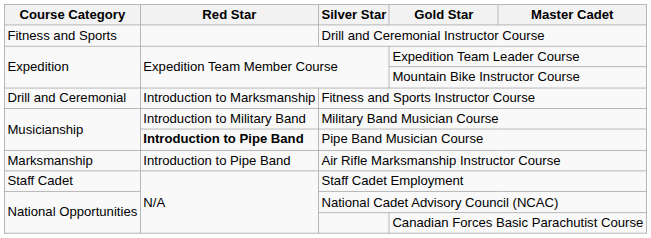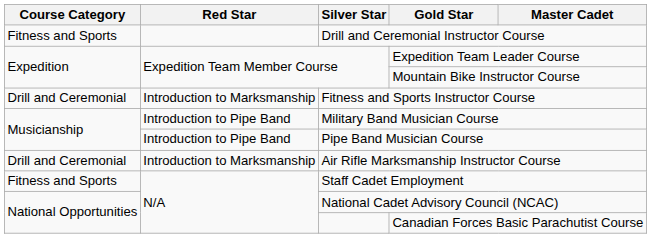(225, 118) Introduction to Military Band -> (217, 118) Introduction to Pipe Band
(223, 139) bold -> (217, 139) normal
(50, 160) Marksmanship -> (67, 160) Drill and Ceremonial
(217, 160) Introduction to Pipe Band -> (229, 160) Introduction to Marksmanship
(40, 181) Staff Cadet -> (62, 181) Fitness and Sports
